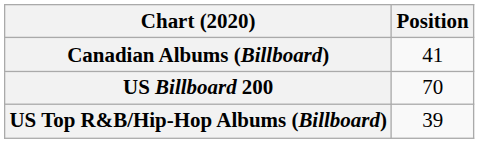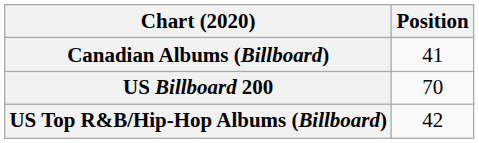(433, 120) 39 -> (433, 120) 42
